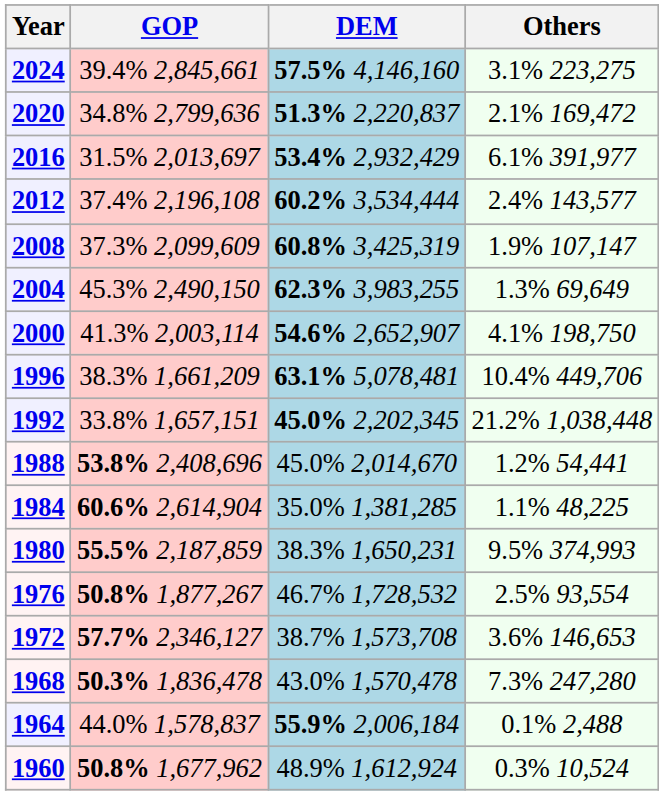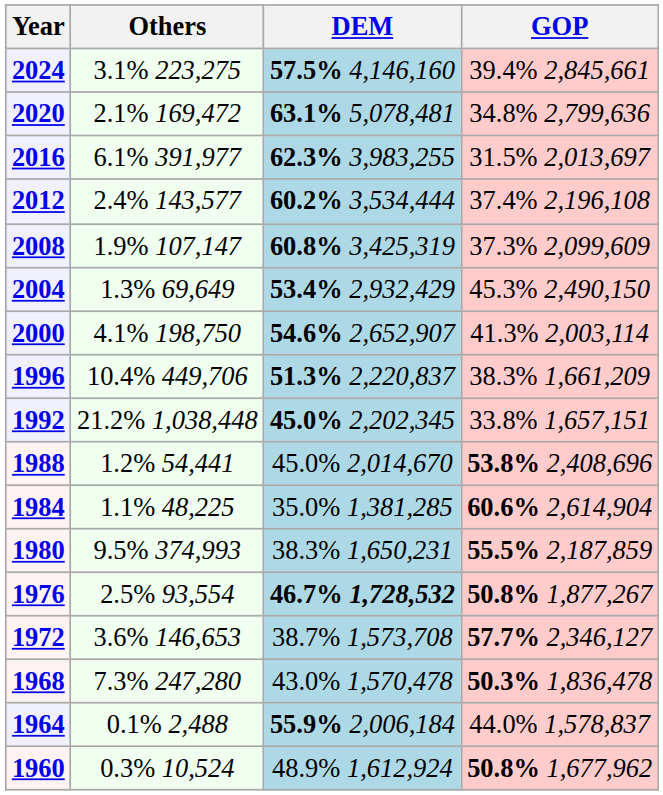columns swapped: (170, 26) <-> (562, 26)
(367, 113) 51.3% 2,220,837 -> (362, 113) 63.1% 5,078,481
(367, 157) 53.4% 2,932,429 -> (362, 157) 62.3% 3,983,255
(367, 288) 62.3% 3,983,255 -> (362, 288) 53.4% 2,932,429
(367, 375) 63.1% 5,078,481 -> (362, 375) 51.3% 2,220,837
(367, 593) normal -> (362, 593) bold
